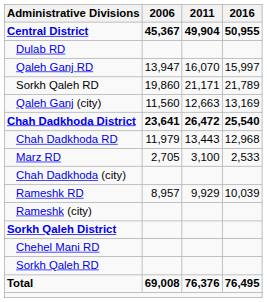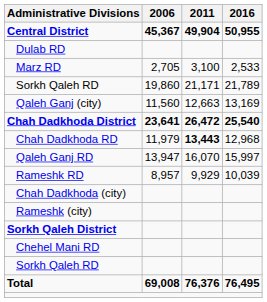rows swapped: (55, 67) <-> (38, 157)
(202, 139) normal -> (202, 139) bold
rows swapped: (50, 193) <-> (71, 175)
